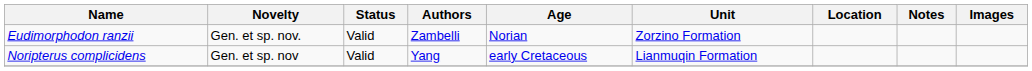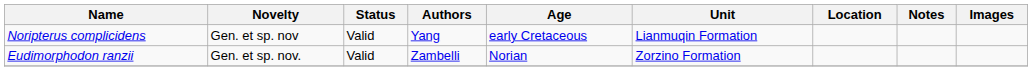rows swapped: (70, 35) <-> (77, 55)
